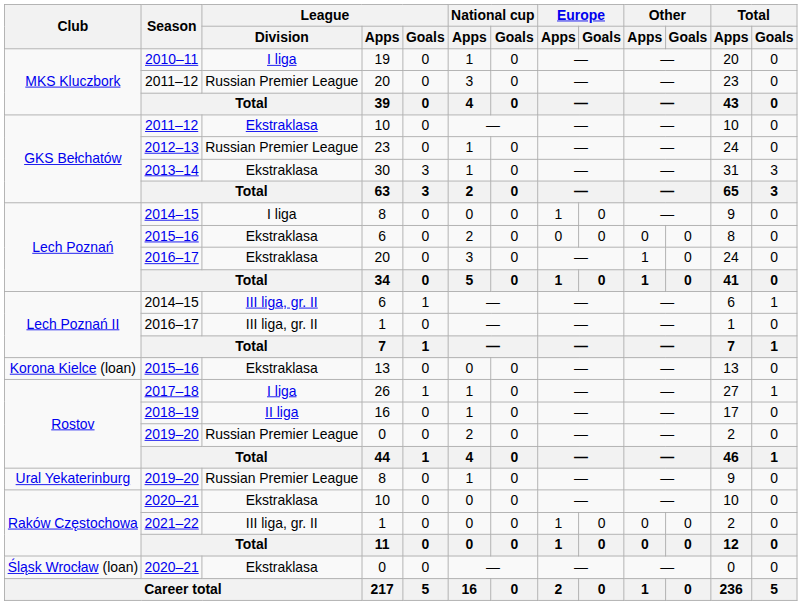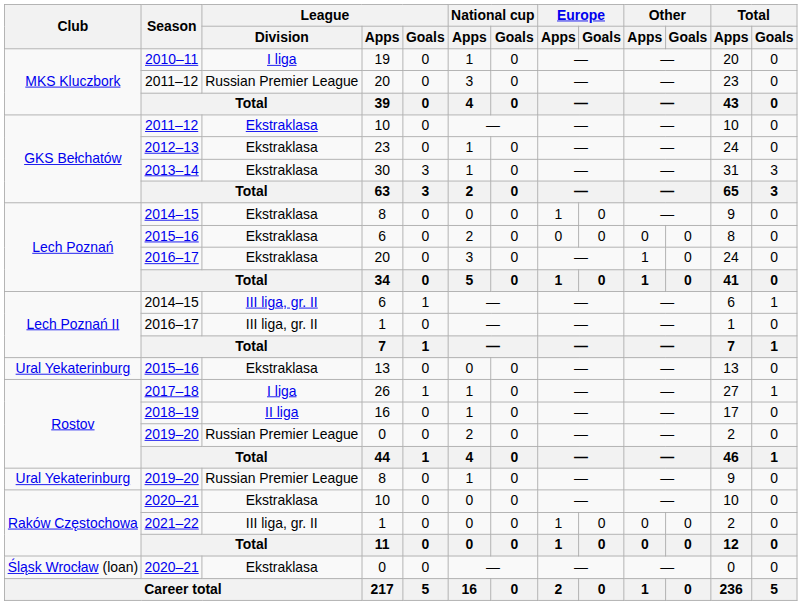(282, 147) Russian Premier League -> (282, 147) Ekstraklasa
(282, 214) I liga -> (282, 214) Ekstraklasa
(73, 368) Korona Kielce (loan) -> (73, 368) Ural Yekaterinburg
